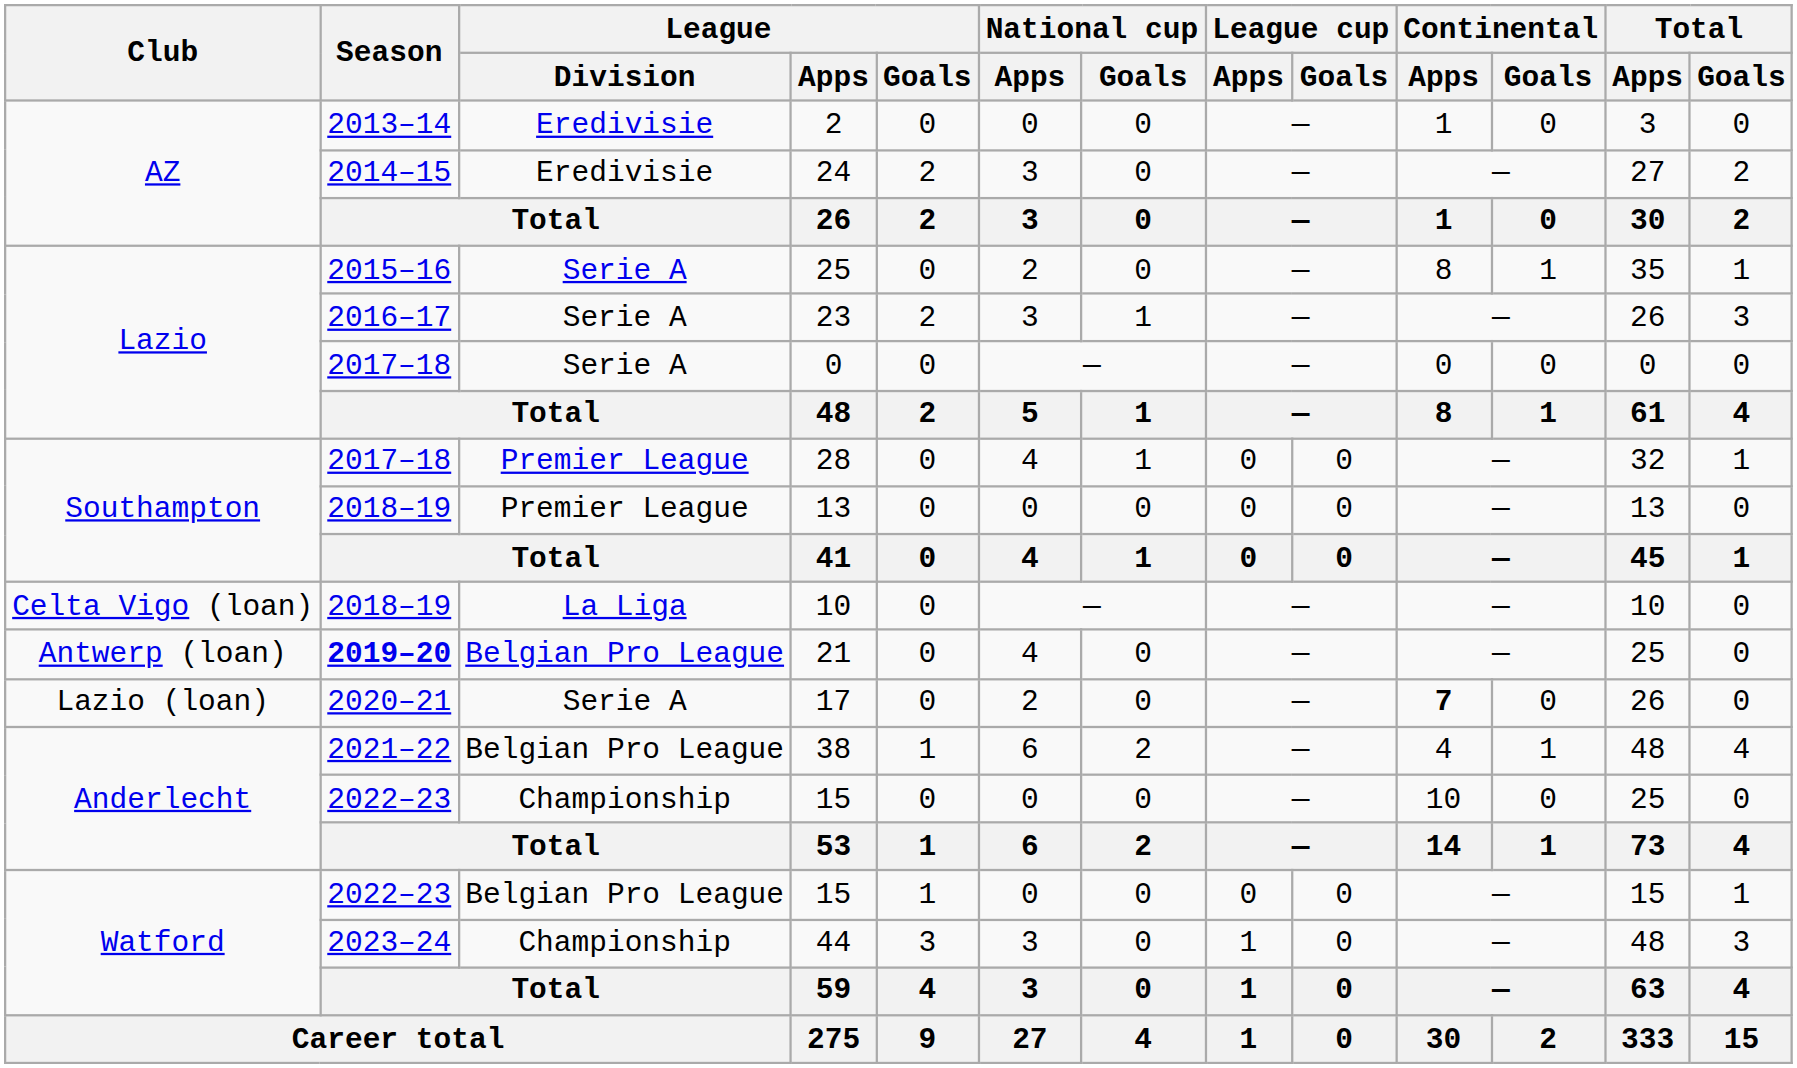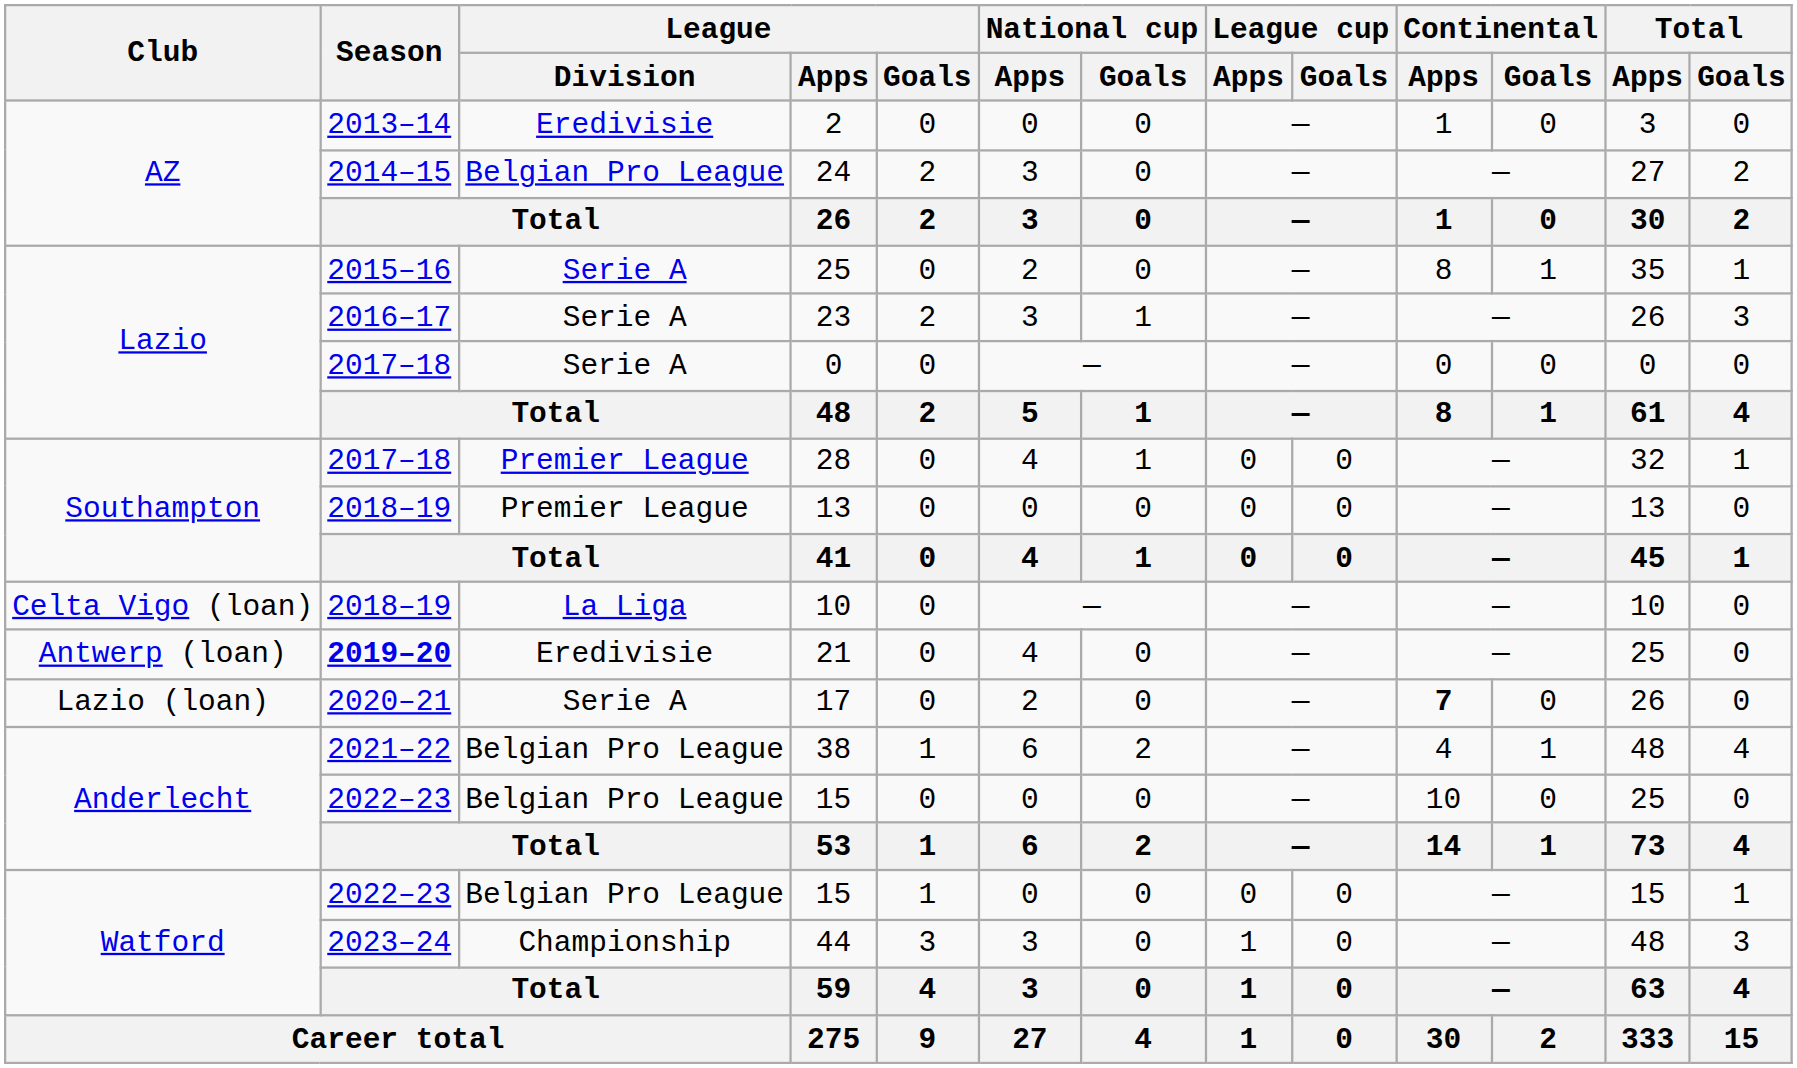(625, 173) Eredivisie -> (625, 173) Belgian Pro League
(625, 654) Belgian Pro League -> (625, 654) Eredivisie
(625, 799) Championship -> (625, 799) Belgian Pro League
